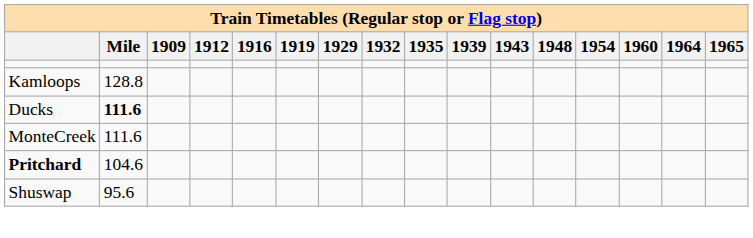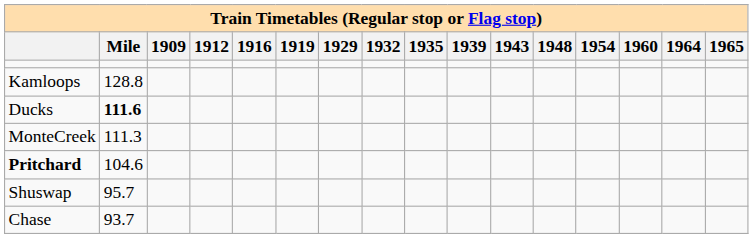(123, 137) 111.6 -> (123, 137) 111.3
(119, 192) 95.6 -> (119, 192) 95.7
+ row: (30, 219)
